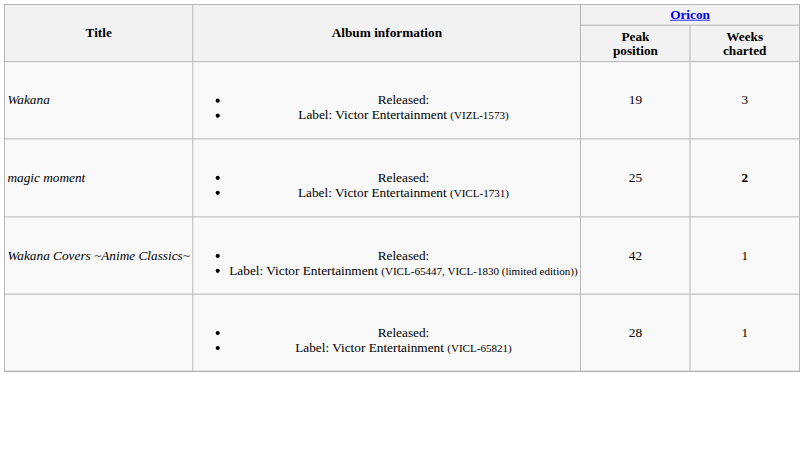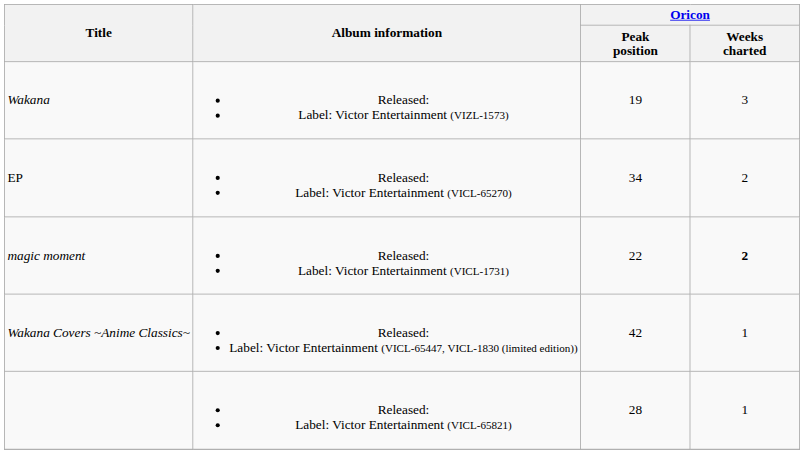+ row: (15, 177)
(635, 177) 25 -> (635, 255) 22
